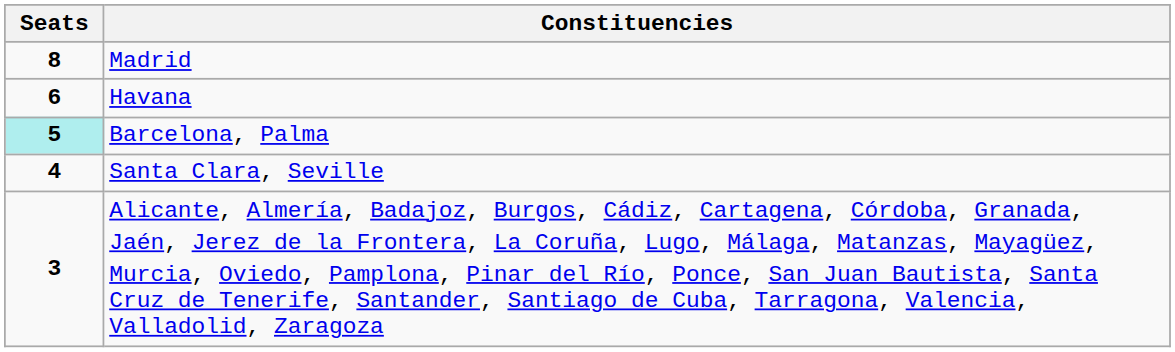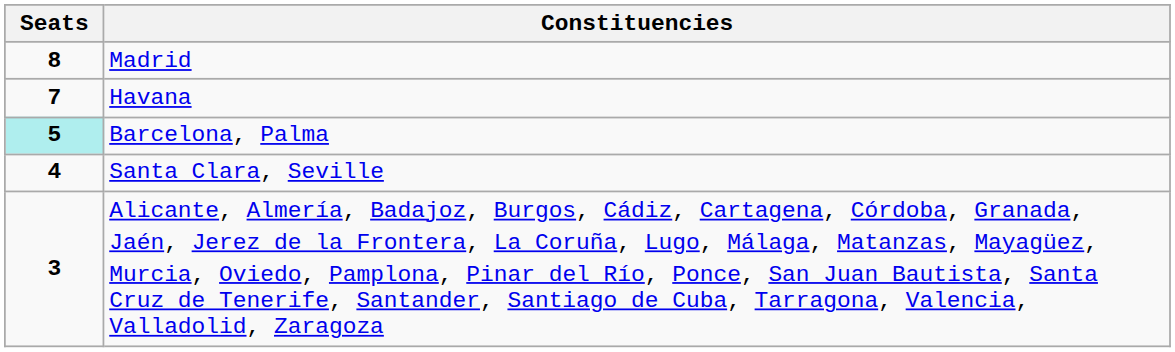(54, 98) 6 -> (54, 98) 7
